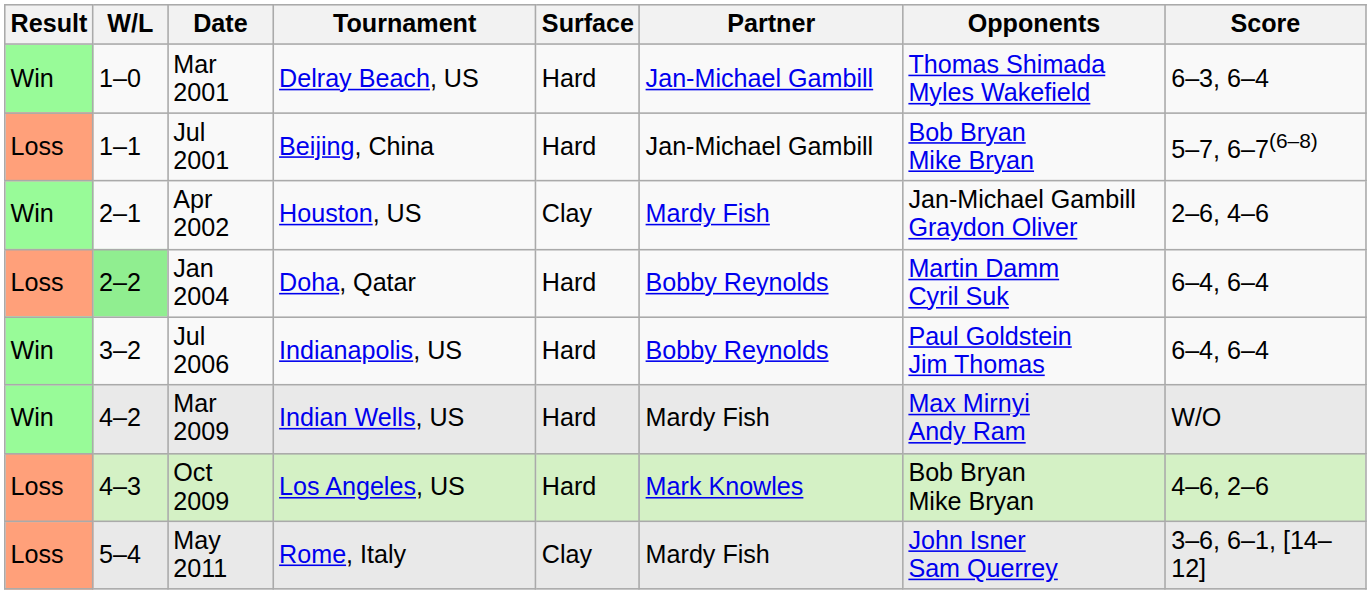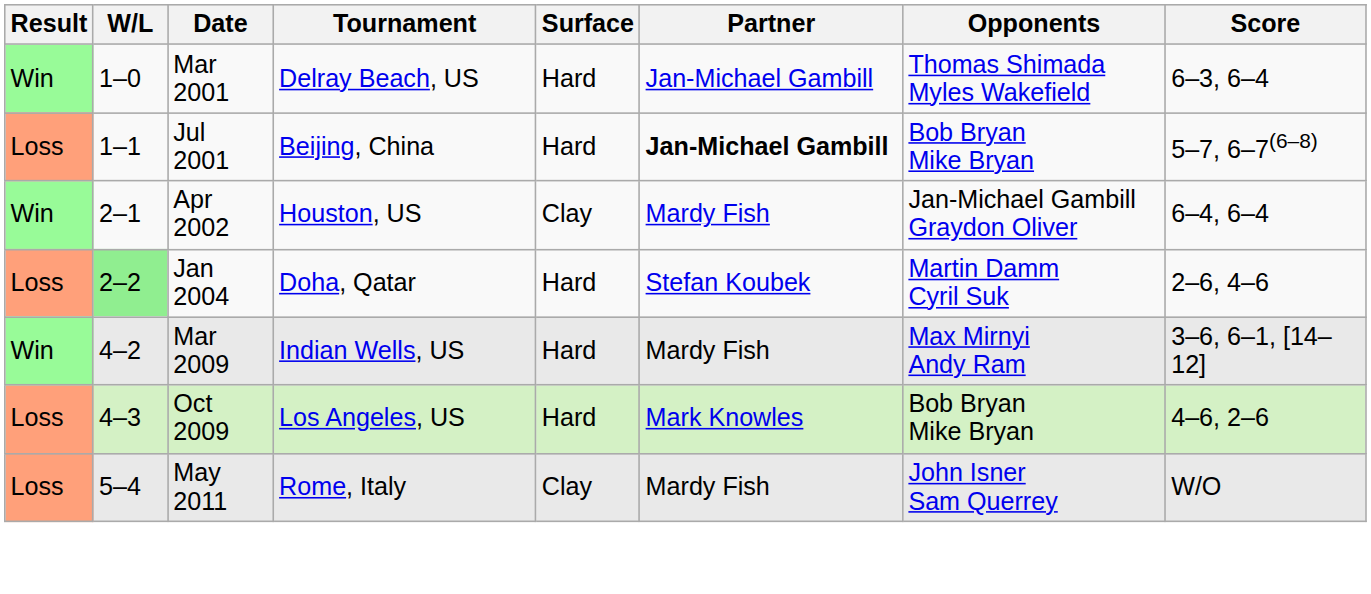(759, 146) normal -> (767, 146) bold
(1220, 214) 2–6, 4–6 -> (1220, 214) 6–4, 6–4
(737, 282) Bobby Reynolds -> (728, 282) Stefan Koubek
(1220, 282) 6–4, 6–4 -> (1220, 282) 2–6, 4–6
- row: (201, 350)
(1196, 418) W/O -> (1251, 350) 3–6, 6–1, [14–12]
(1251, 555) 3–6, 6–1, [14–12] -> (1196, 486) W/O
